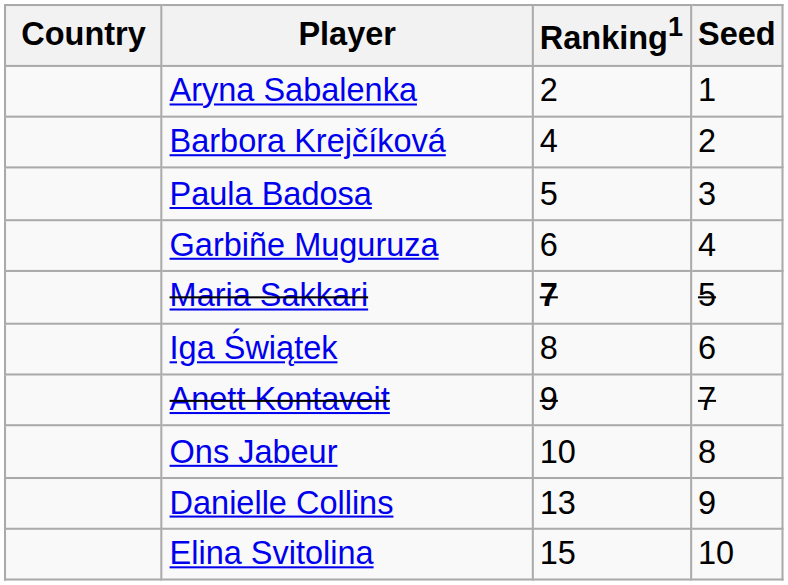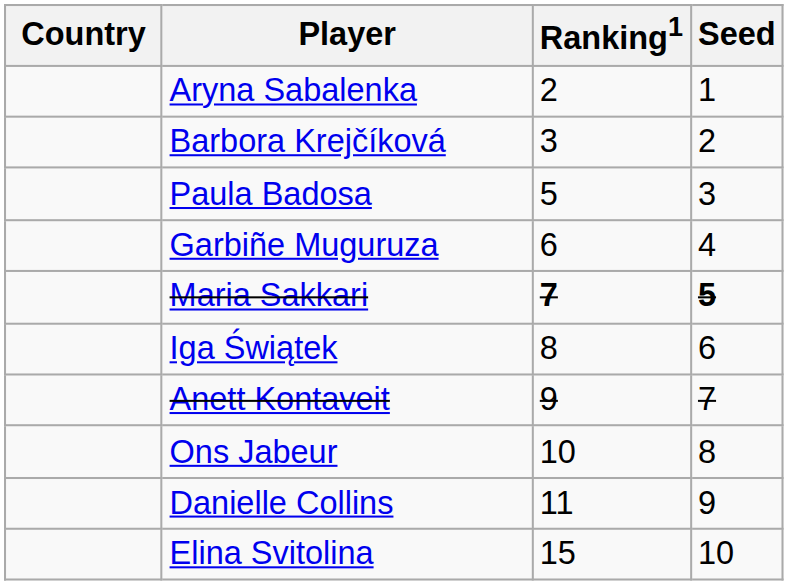(549, 142) 4 -> (549, 142) 3
(707, 296) normal -> (707, 296) bold
(558, 502) 13 -> (557, 502) 11
